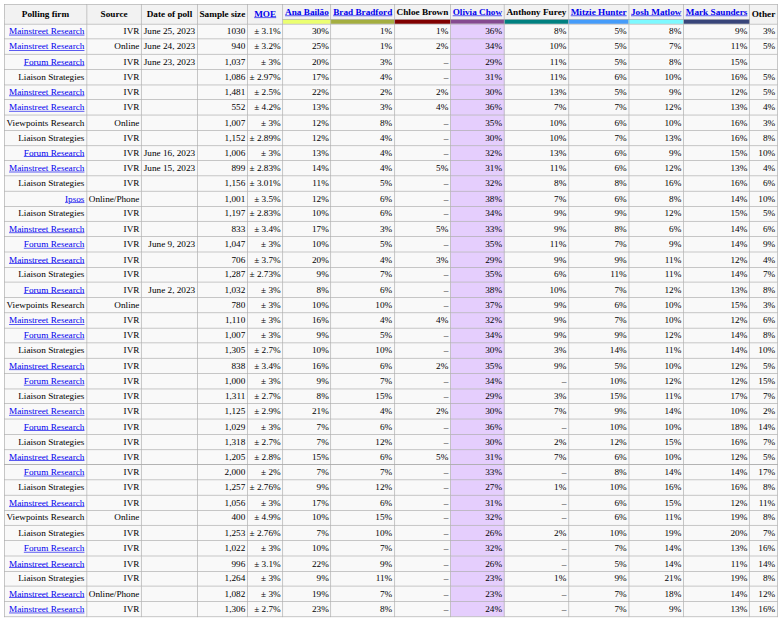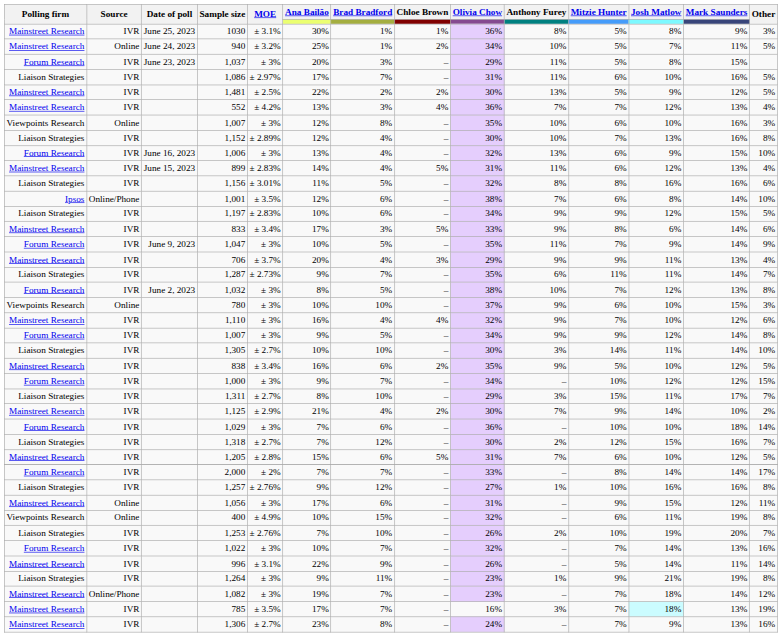(386, 77) 4% -> (386, 77) 7%
(739, 260) 12% -> (739, 260) 13%
(386, 290) 6% -> (386, 290) 5%
(384, 396) 15% -> (384, 396) 10%
(131, 503) IVR -> (127, 503) Online
(621, 503) 6% -> (621, 503) 9%
+ row: (47, 609)
